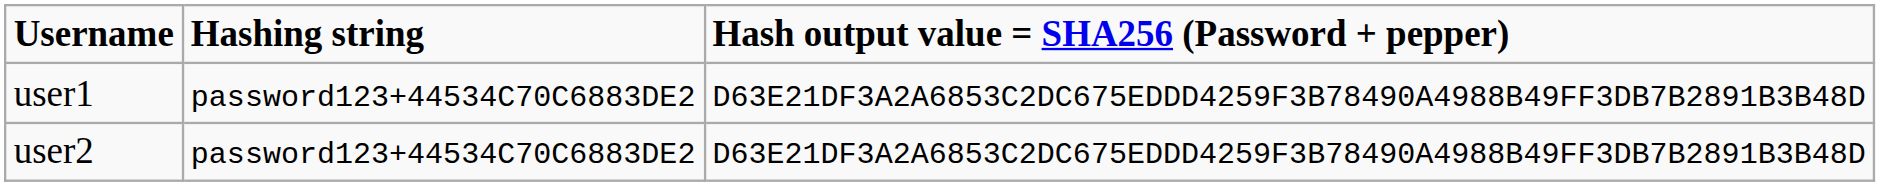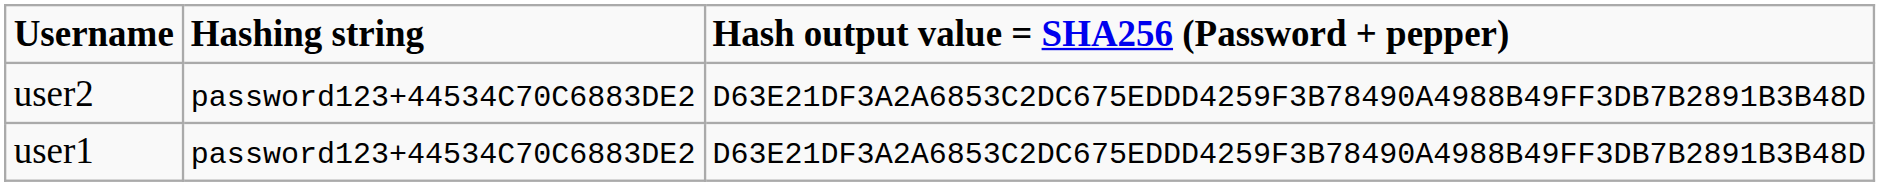rows swapped: (54, 92) <-> (54, 151)
